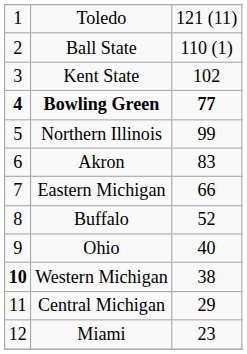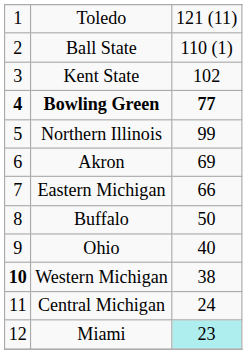(207, 162) 83 -> (207, 162) 69
(207, 219) 52 -> (207, 219) 50
(207, 305) 29 -> (207, 305) 24
(207, 334) no background -> (207, 334) paleturquoise background
